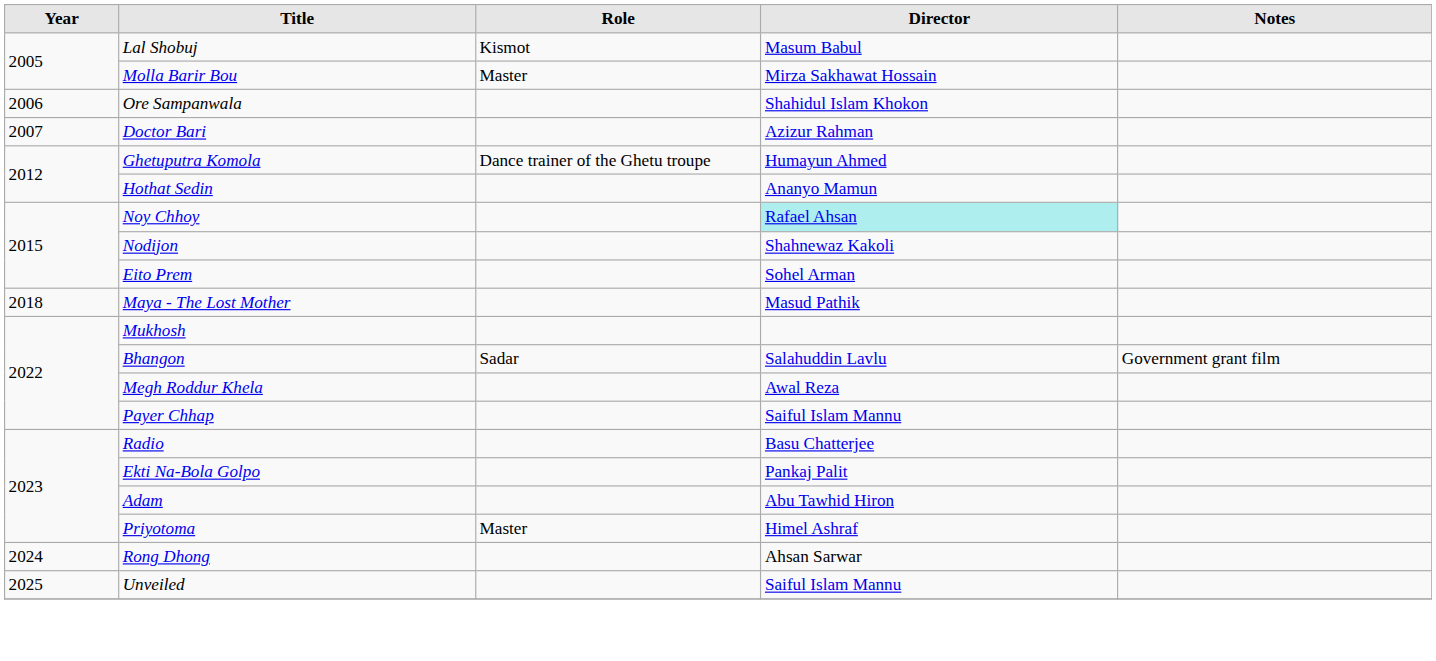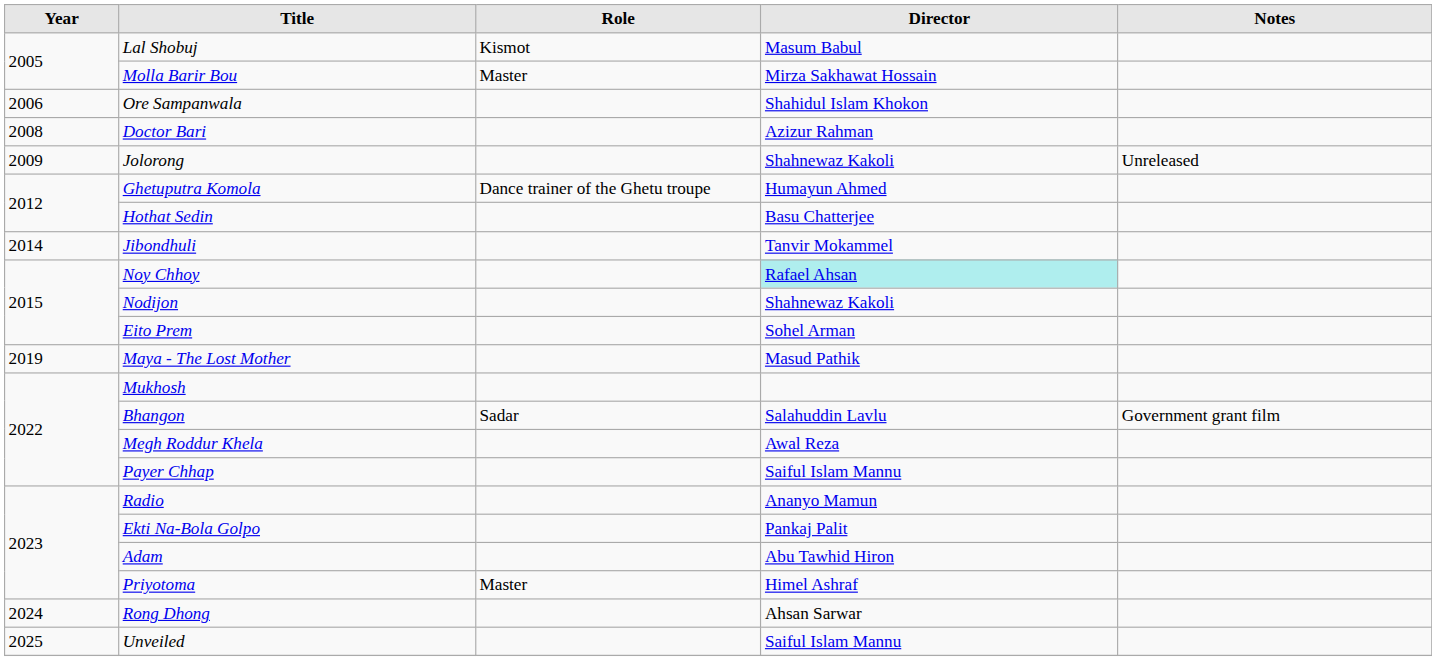(26, 132) 2007 -> (26, 132) 2008
+ row: (153, 160)
(821, 188) Ananyo Mamun -> (820, 217) Basu Chatterjee
+ row: (159, 245)
(26, 302) 2018 -> (26, 358) 2019
(820, 443) Basu Chatterjee -> (821, 500) Ananyo Mamun
